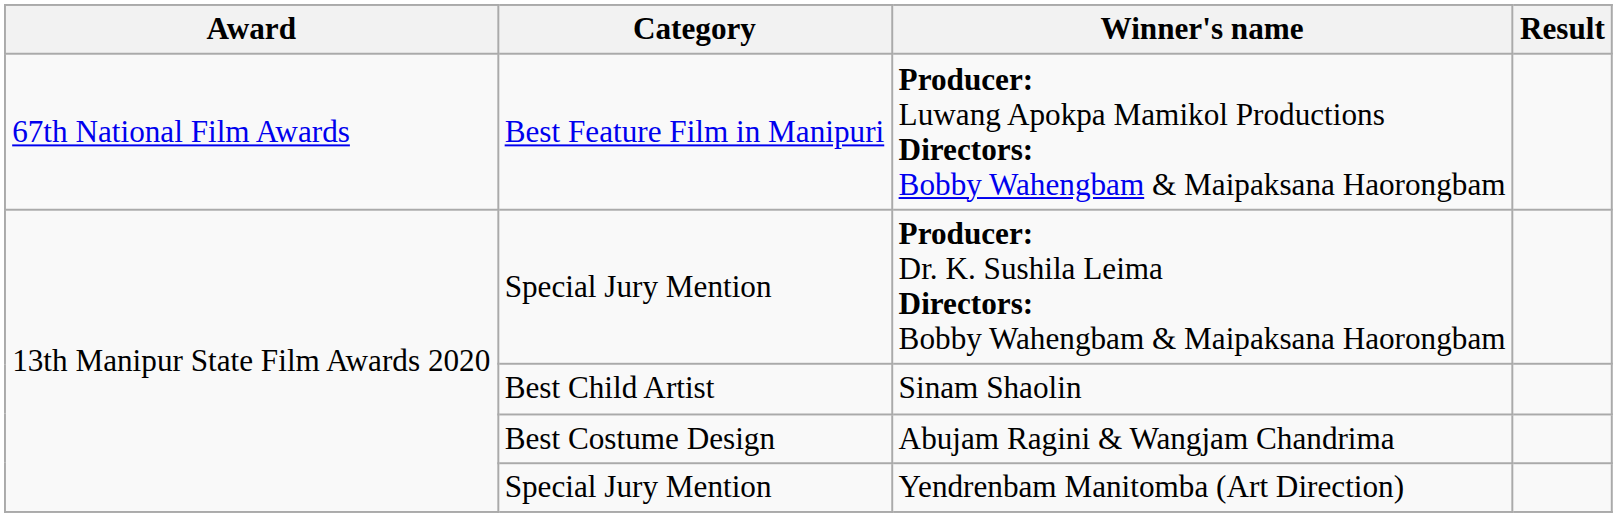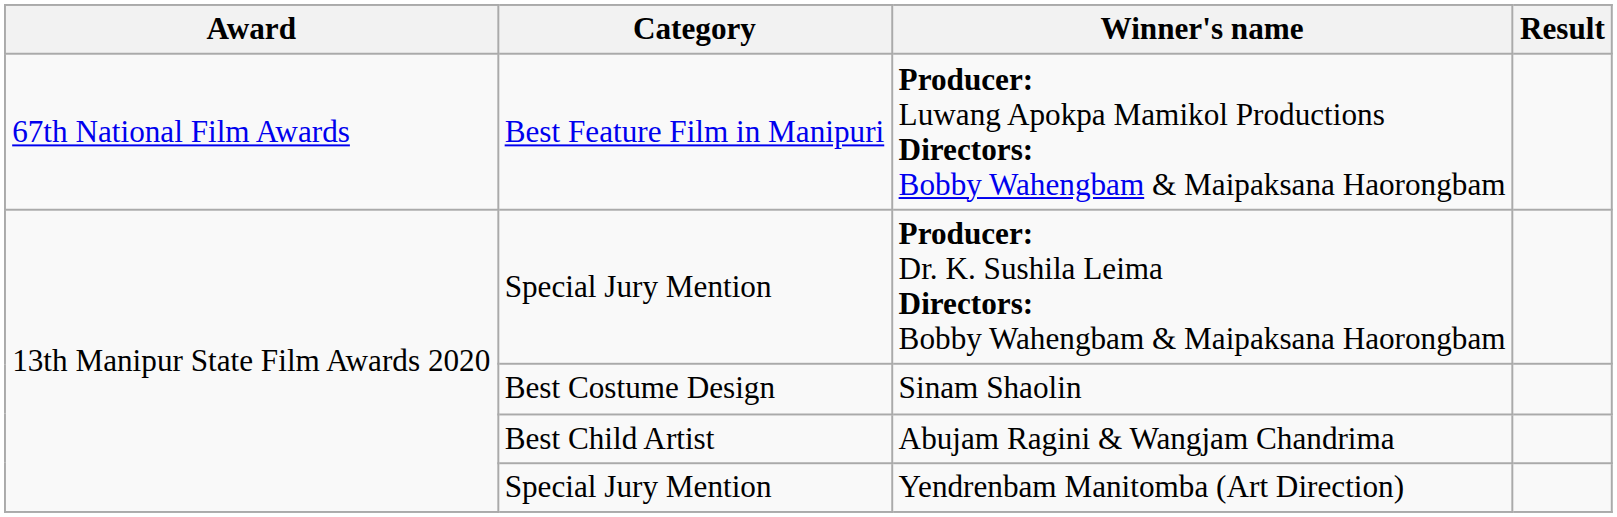(610, 388) Best Child Artist -> (640, 388) Best Costume Design
(640, 437) Best Costume Design -> (610, 437) Best Child Artist
